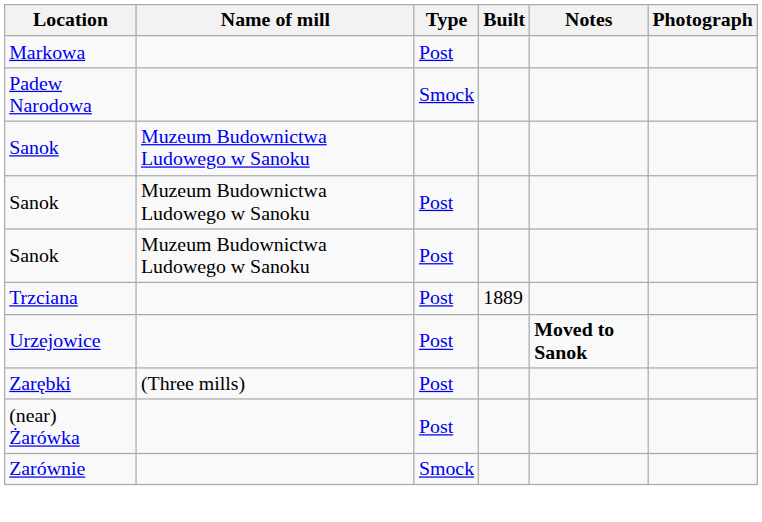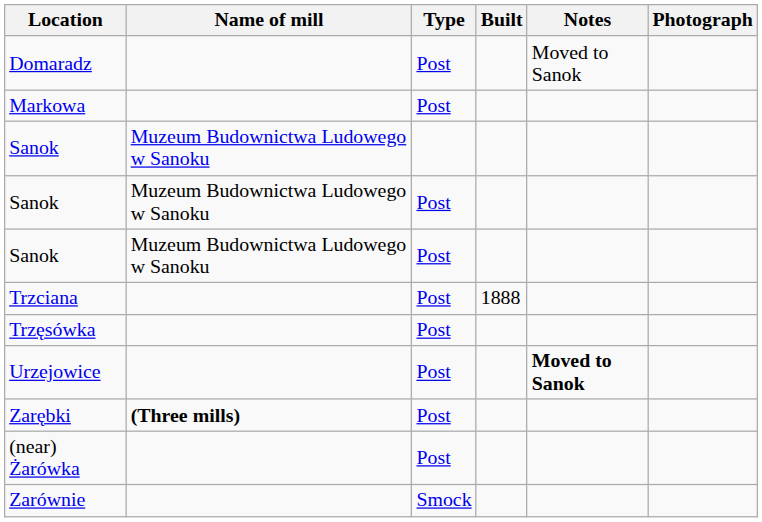+ row: (51, 62)
- row: (51, 94)
(503, 298) 1889 -> (501, 298) 1888
+ row: (52, 329)
(193, 383) normal -> (185, 415) bold
